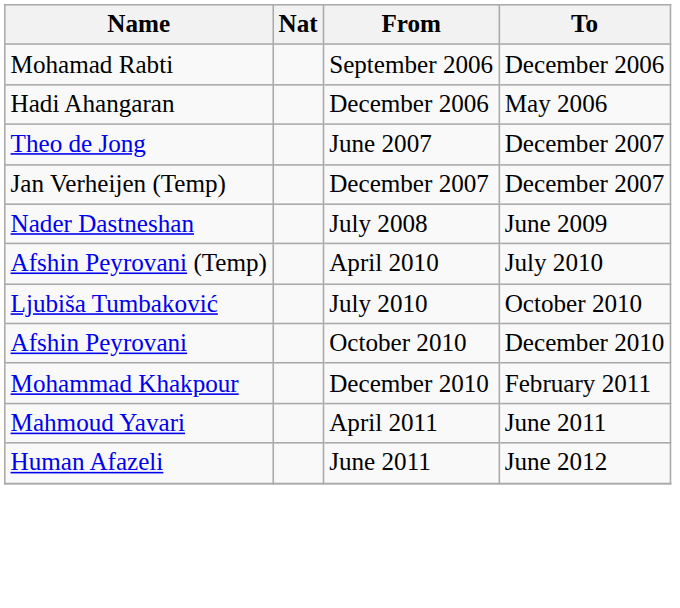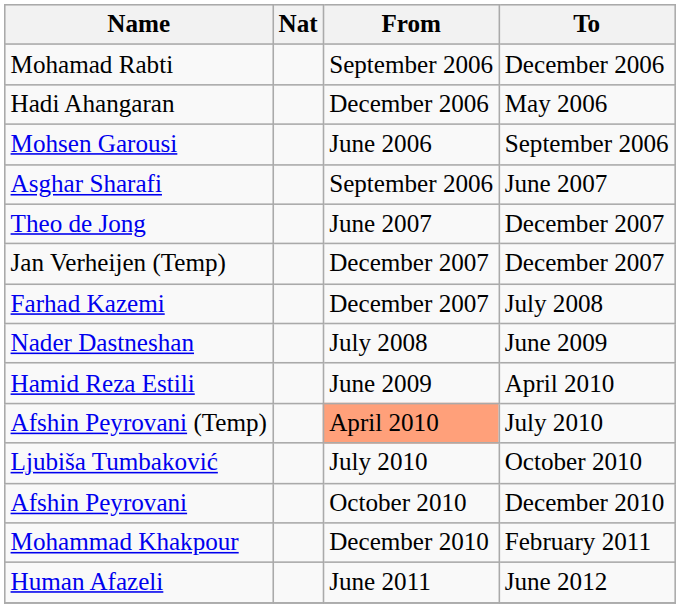+ row: (94, 143)
+ row: (86, 183)
+ row: (88, 303)
+ row: (103, 382)
(384, 263) no background -> (384, 422) lightsalmon background
- row: (98, 422)
